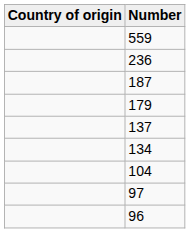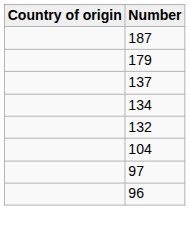- row: (140, 37)
- row: (140, 60)
+ row: (140, 127)
